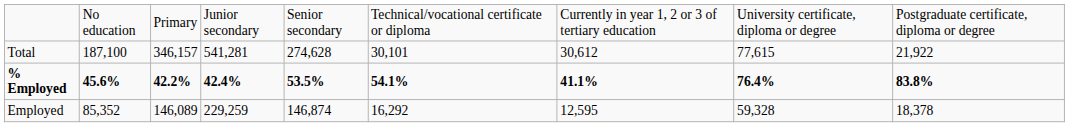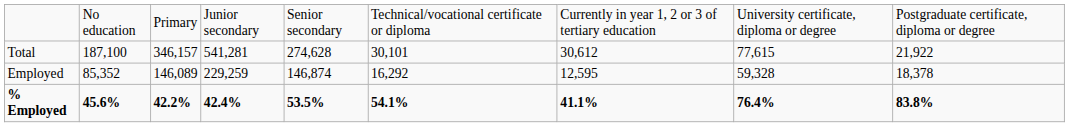rows swapped: (36, 110) <-> (37, 81)
